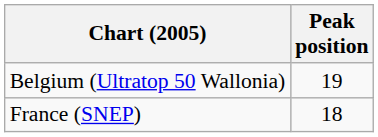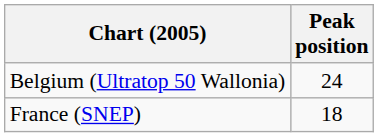(332, 80) 19 -> (332, 80) 24
